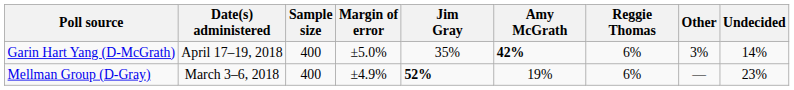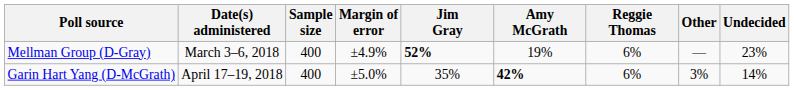rows swapped: (91, 52) <-> (79, 74)
